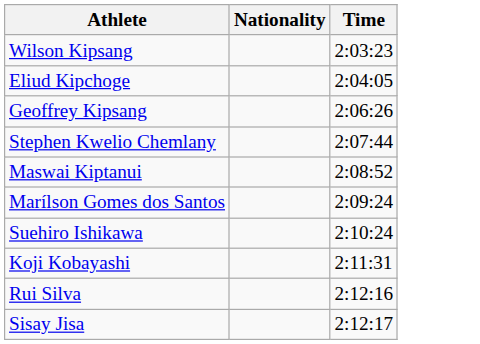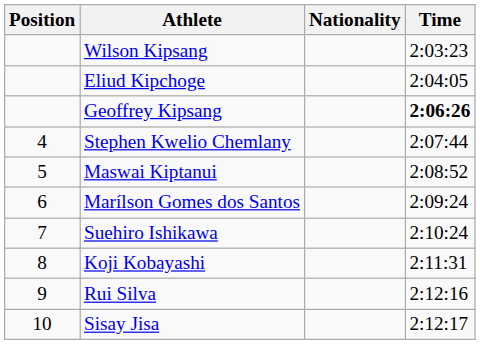+ column: (42, 19)
(364, 111) normal -> (440, 111) bold
